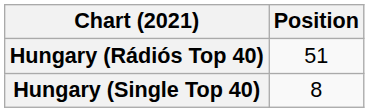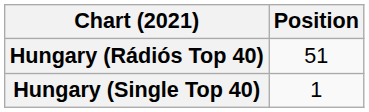(316, 90) 8 -> (316, 90) 1
